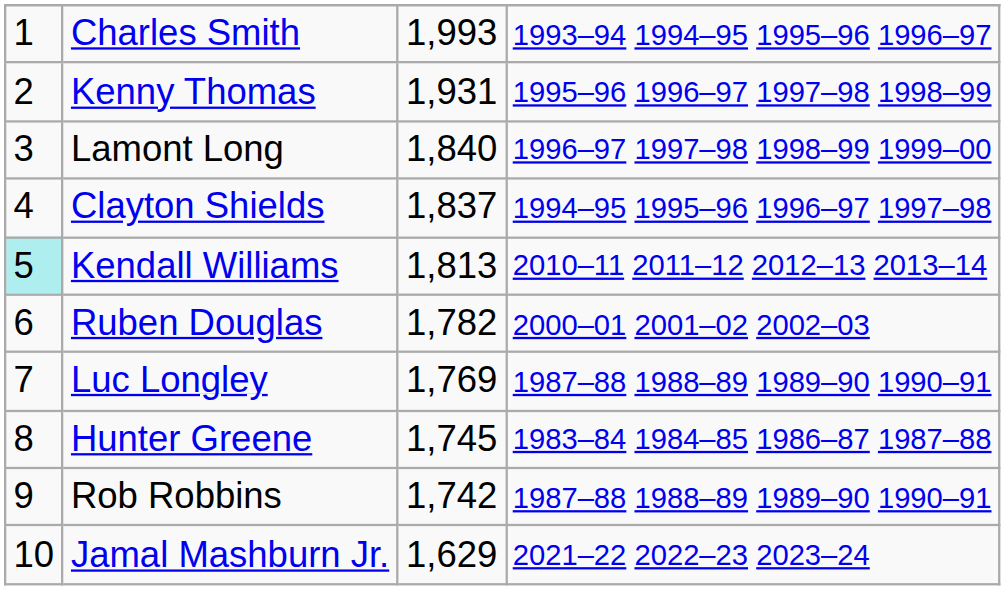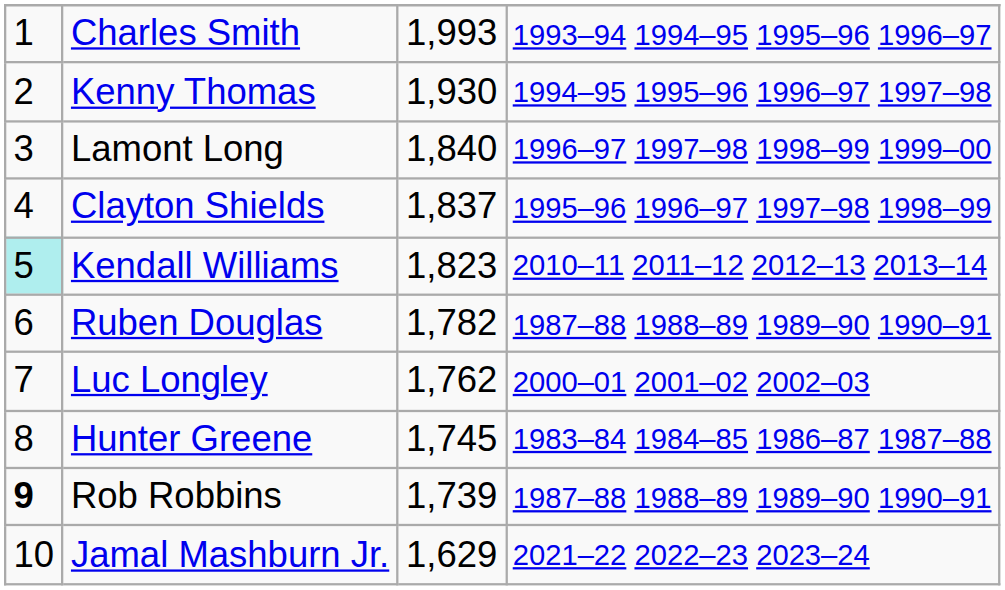(452, 91) 1,931 -> (452, 91) 1,930
(752, 92) 1995–96 1996–97 1997–98 1998–99 -> (752, 92) 1994–95 1995–96 1996–97 1997–98
(752, 208) 1994–95 1995–96 1996–97 1997–98 -> (752, 208) 1995–96 1996–97 1997–98 1998–99
(452, 264) 1,813 -> (452, 264) 1,823
(691, 323) 2000–01 2001–02 2002–03 -> (752, 323) 1987–88 1988–89 1989–90 1990–91
(452, 380) 1,769 -> (452, 380) 1,762
(752, 381) 1987–88 1988–89 1989–90 1990–91 -> (691, 381) 2000–01 2001–02 2002–03
(24, 496) normal -> (24, 496) bold
(452, 496) 1,742 -> (452, 496) 1,739
